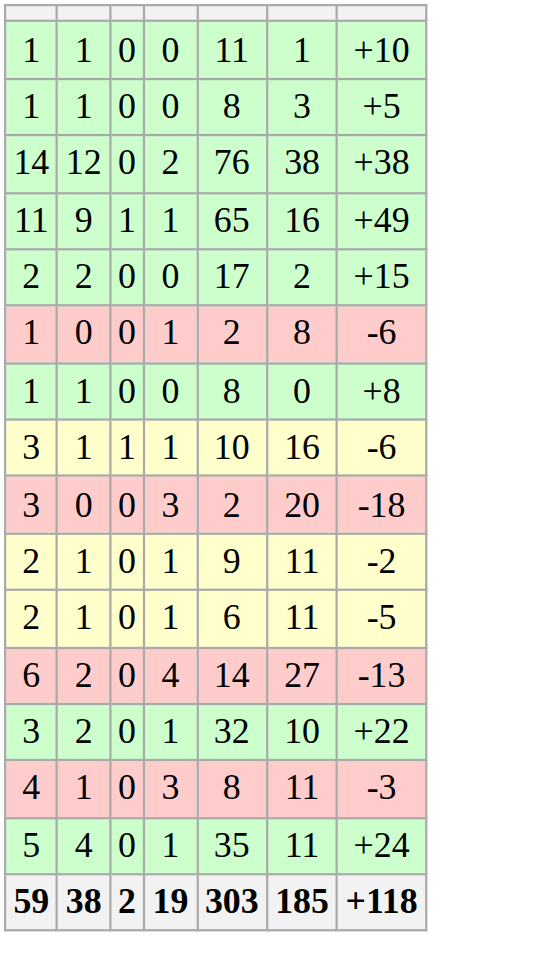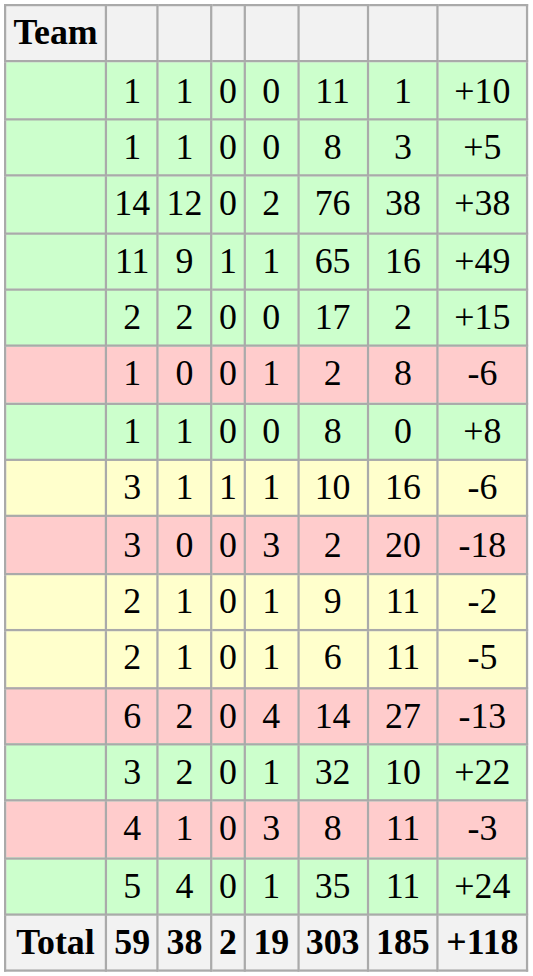+ column: (56, 32)
